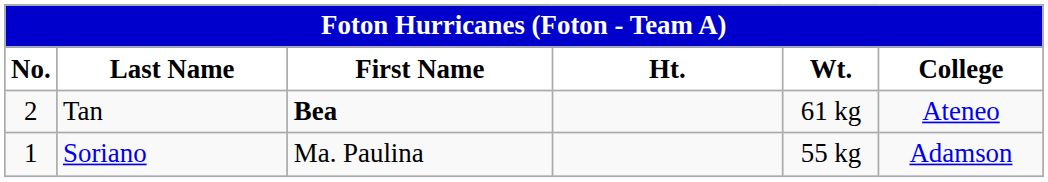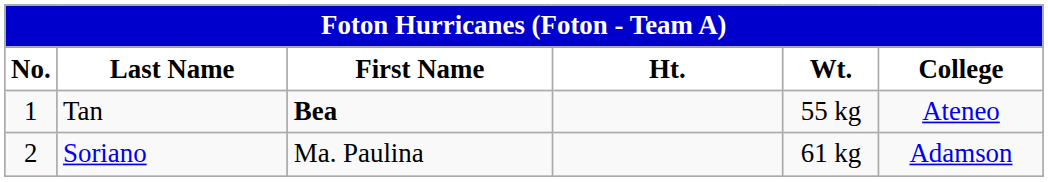(31, 111) 2 -> (31, 111) 1
(831, 111) 61 kg -> (831, 111) 55 kg
(31, 153) 1 -> (31, 153) 2
(831, 153) 55 kg -> (831, 153) 61 kg
